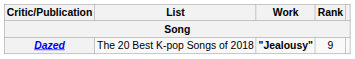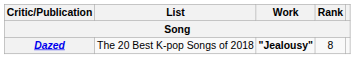(330, 45) 9 -> (330, 45) 8
